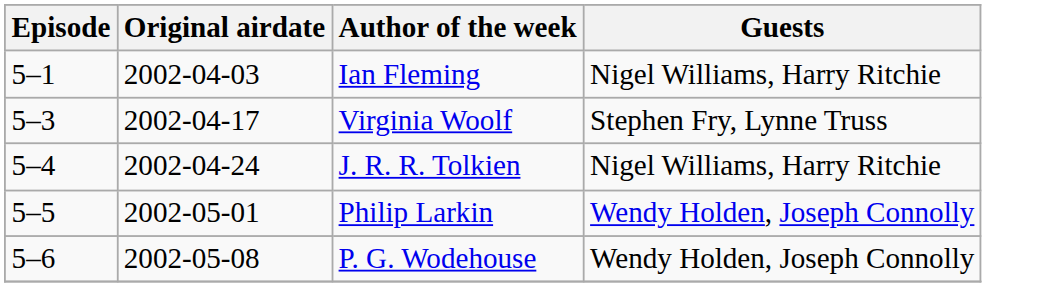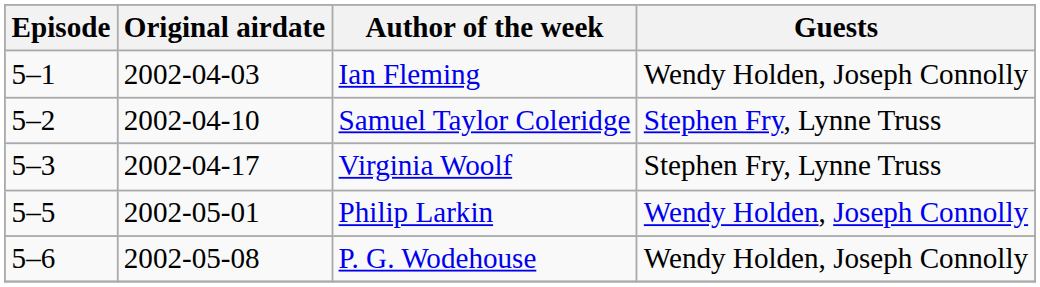(766, 73) Nigel Williams, Harry Ritchie -> (836, 73) Wendy Holden, Joseph Connolly
+ row: (484, 119)
- row: (430, 166)
